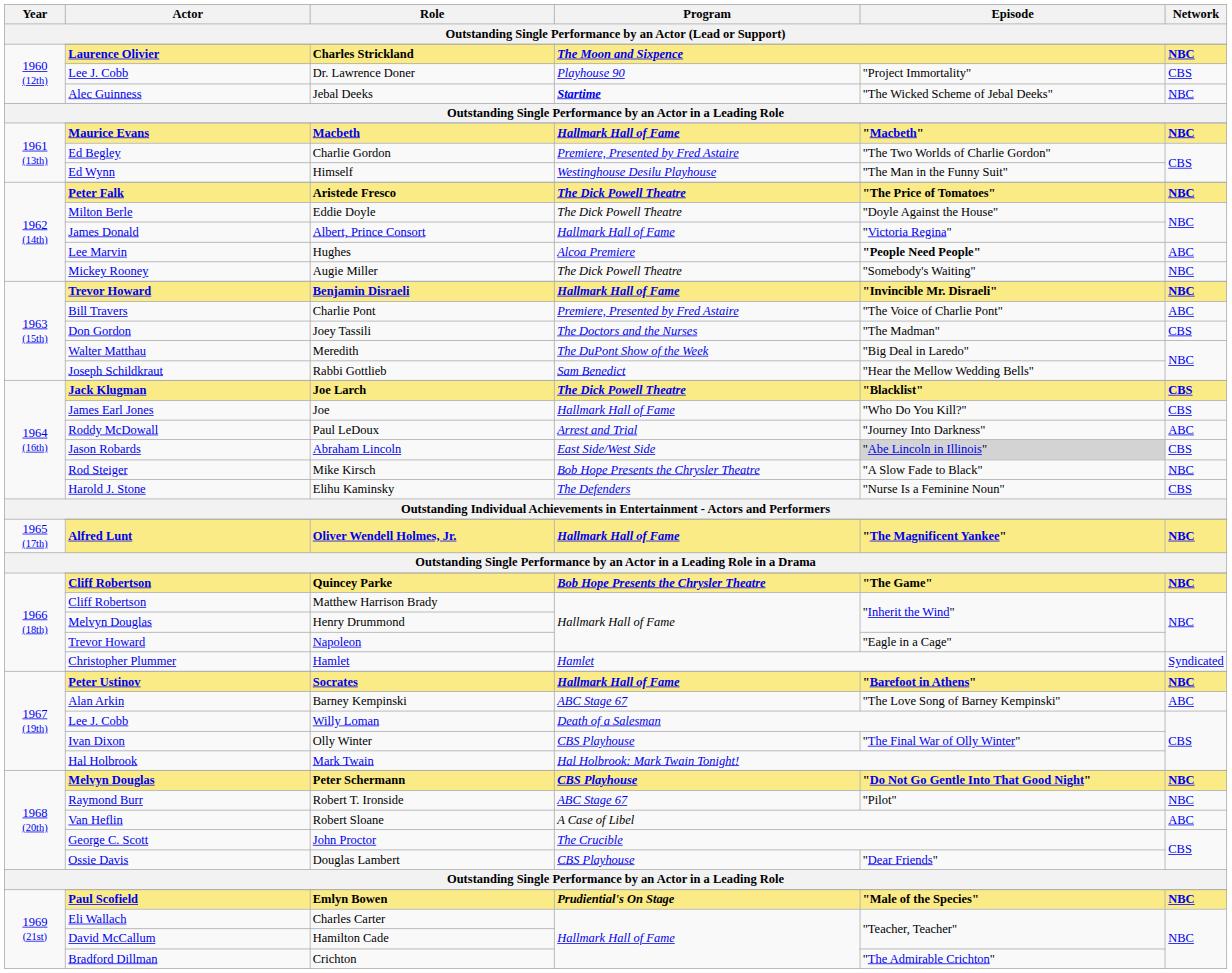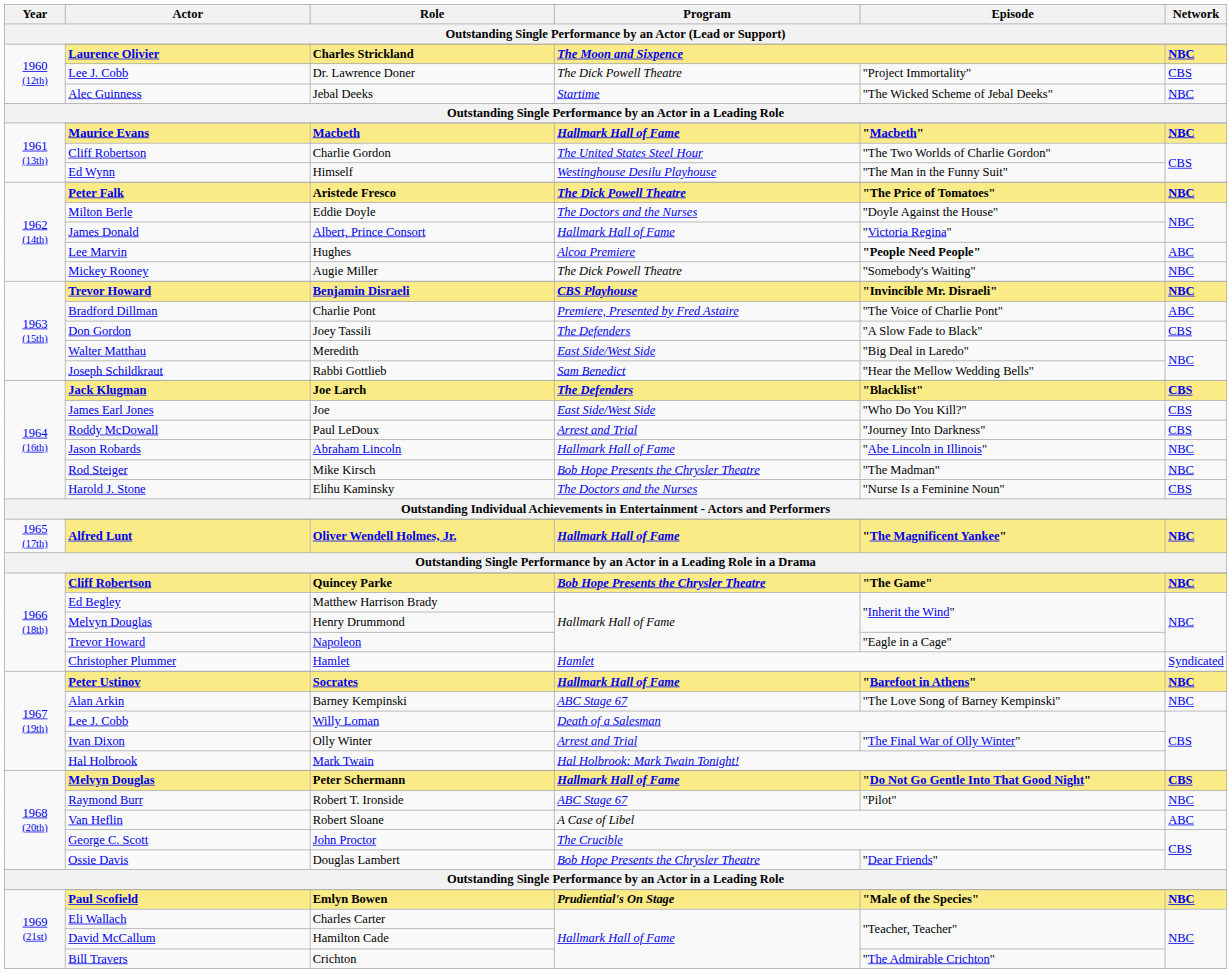(591, 73) Playhouse 90 -> (620, 73) The Dick Powell Theatre
(579, 93) bold -> (578, 93) normal
(95, 152) Ed Begley -> (107, 152) Cliff Robertson
(648, 152) Premiere, Presented by Fred Astaire -> (630, 152) The United States Steel Hour
(620, 212) The Dick Powell Theatre -> (627, 212) The Doctors and the Nurses
(618, 291) Hallmark Hall of Fame -> (597, 291) CBS Playhouse
(98, 311) Bill Travers -> (113, 311) Bradford Dillman
(627, 331) The Doctors and the Nurses -> (594, 331) The Defenders
(901, 331) "The Madman" -> (923, 331) "A Slow Fade to Black"
(633, 350) The DuPont Show of the Week -> (606, 350) East Side/West Side
(621, 390) The Dick Powell Theatre -> (595, 390) The Defenders
(616, 410) Hallmark Hall of Fame -> (606, 410) East Side/West Side
(1181, 430) ABC -> (1180, 430) CBS
(606, 449) East Side/West Side -> (616, 449) Hallmark Hall of Fame
(925, 449) lightgrey background -> (925, 449) no background
(1180, 449) CBS -> (1181, 449) NBC
(923, 469) "A Slow Fade to Black" -> (901, 469) "The Madman"
(594, 489) The Defenders -> (627, 489) The Doctors and the Nurses
(107, 602) Cliff Robertson -> (95, 602) Ed Begley
(1181, 701) ABC -> (1181, 701) NBC
(596, 740) CBS Playhouse -> (597, 740) Arrest and Trial
(597, 780) CBS Playhouse -> (618, 780) Hallmark Hall of Fame
(1181, 780) NBC -> (1180, 780) CBS
(596, 859) CBS Playhouse -> (658, 859) Bob Hope Presents the Chrysler Theatre
(113, 958) Bradford Dillman -> (98, 958) Bill Travers
